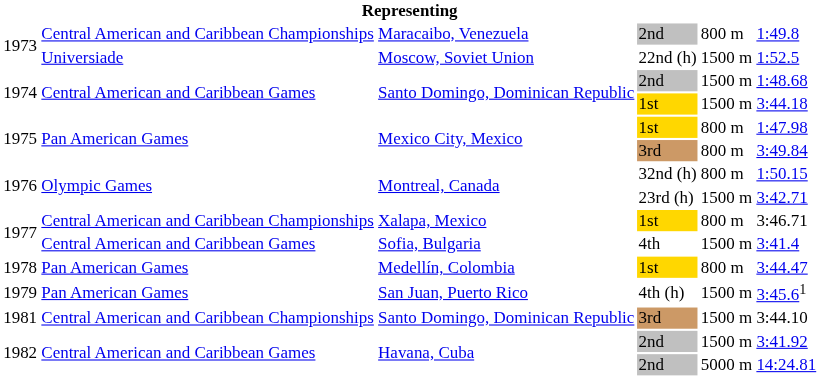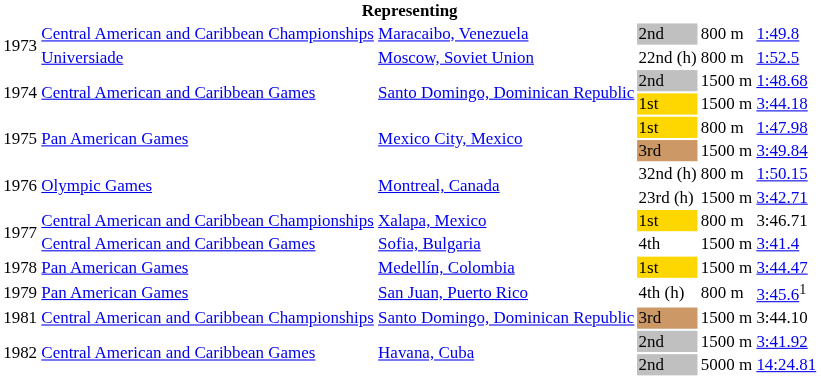(726, 57) 1500 m -> (722, 57) 800 m
(722, 150) 800 m -> (726, 150) 1500 m
(722, 267) 800 m -> (726, 267) 1500 m
(726, 292) 1500 m -> (722, 292) 800 m
